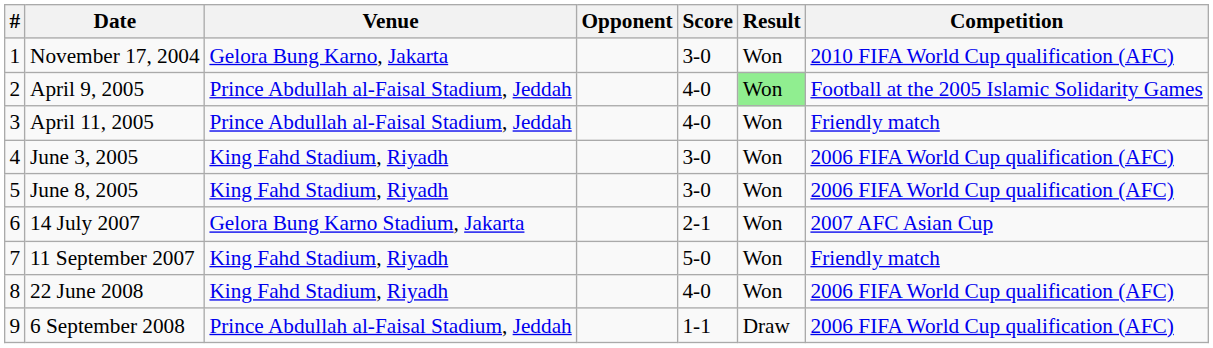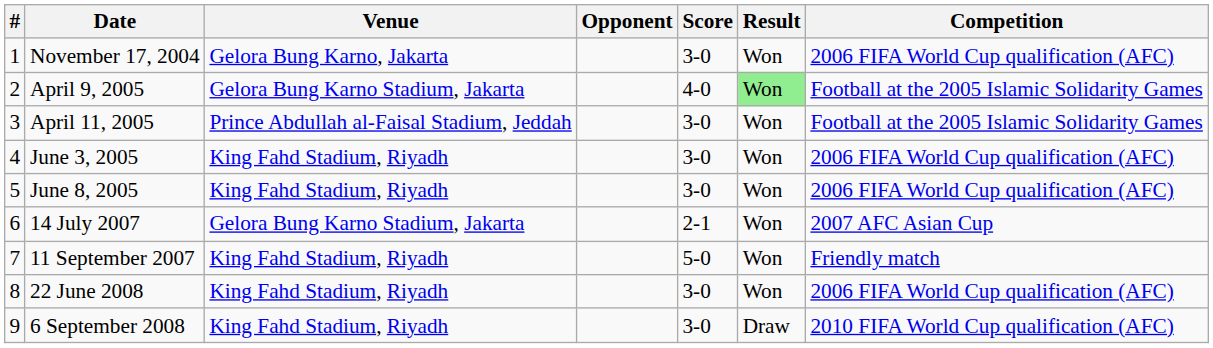(992, 55) 2010 FIFA World Cup qualification (AFC) -> (992, 55) 2006 FIFA World Cup qualification (AFC)
(391, 88) Prince Abdullah al-Faisal Stadium, Jeddah -> (367, 88) Gelora Bung Karno Stadium, Jakarta
(697, 122) 4-0 -> (697, 122) 3-0
(875, 122) Friendly match -> (1007, 122) Football at the 2005 Islamic Solidarity Games
(697, 291) 4-0 -> (697, 291) 3-0
(391, 325) Prince Abdullah al-Faisal Stadium, Jeddah -> (329, 325) King Fahd Stadium, Riyadh
(697, 325) 1-1 -> (697, 325) 3-0
(992, 325) 2006 FIFA World Cup qualification (AFC) -> (992, 325) 2010 FIFA World Cup qualification (AFC)
